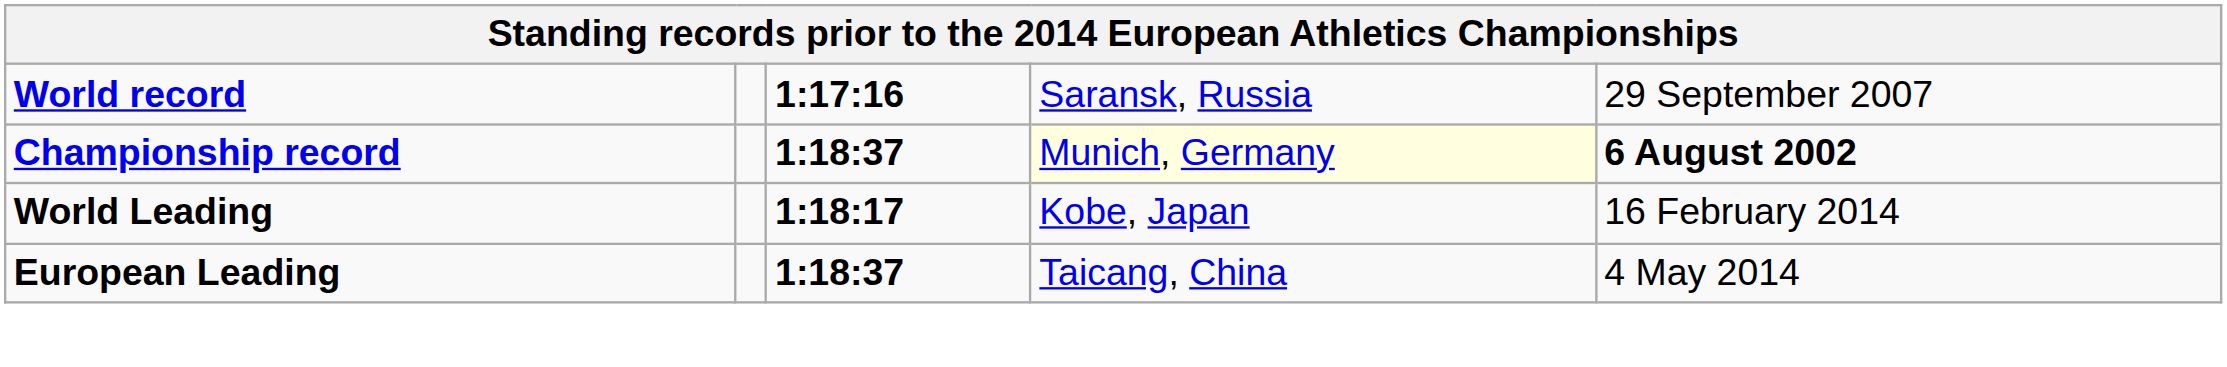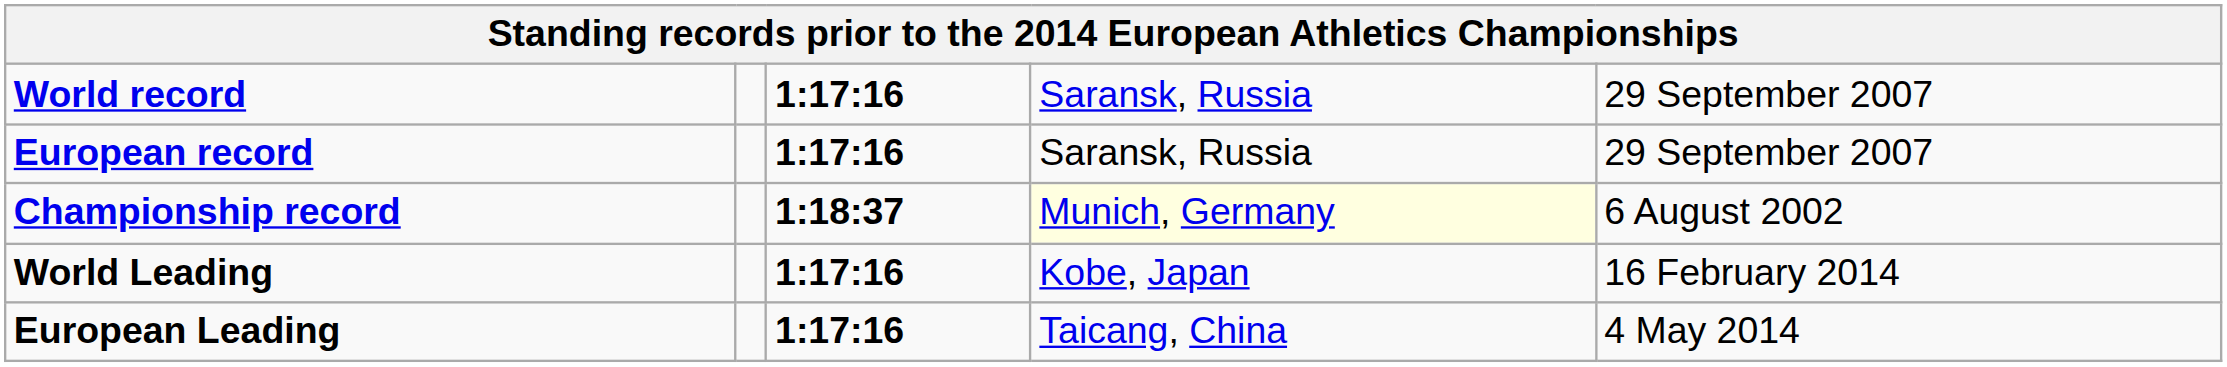+ row: (164, 152)
(1730, 152) bold -> (1724, 212) normal
(840, 212) 1:18:17 -> (840, 271) 1:17:16
(840, 271) 1:18:37 -> (840, 331) 1:17:16
